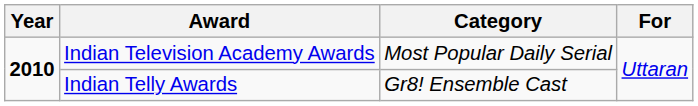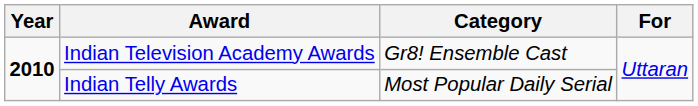(498, 53) Most Popular Daily Serial -> (476, 53) Gr8! Ensemble Cast
(476, 85) Gr8! Ensemble Cast -> (498, 85) Most Popular Daily Serial
